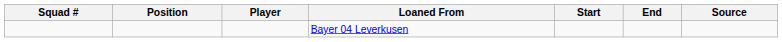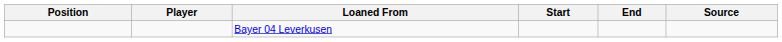- column: (58, 13)
